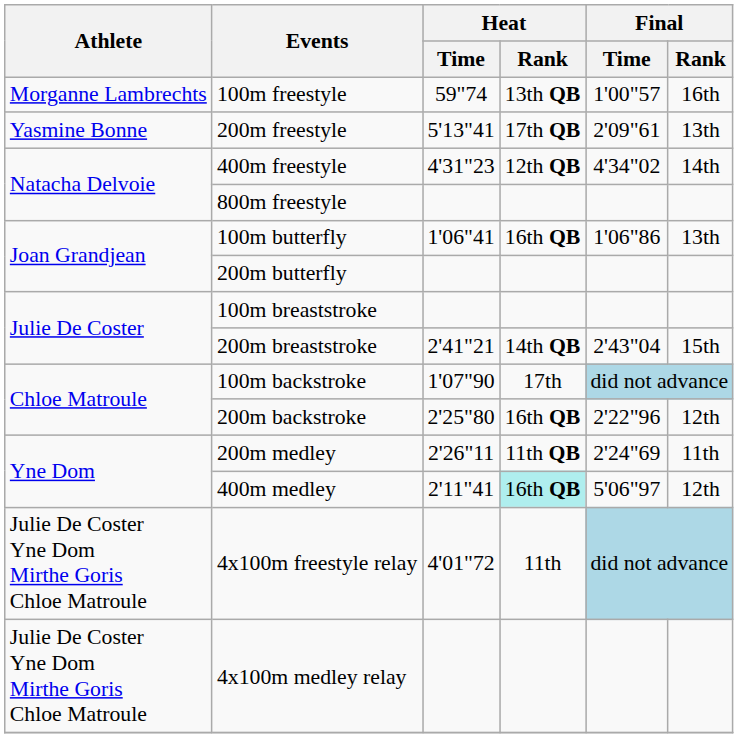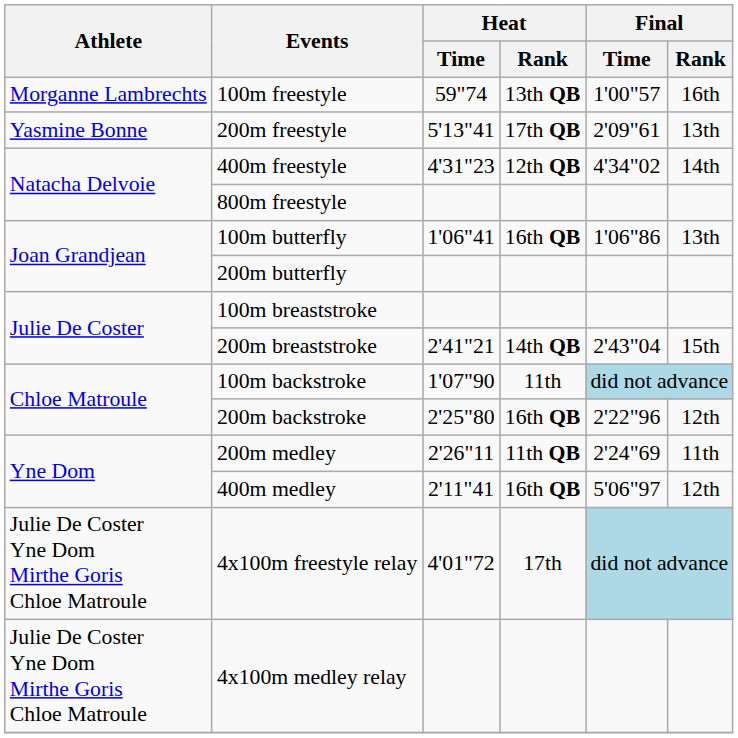(543, 381) 17th -> (543, 381) 11th
(543, 489) paleturquoise background -> (543, 489) no background
(543, 563) 11th -> (543, 563) 17th
